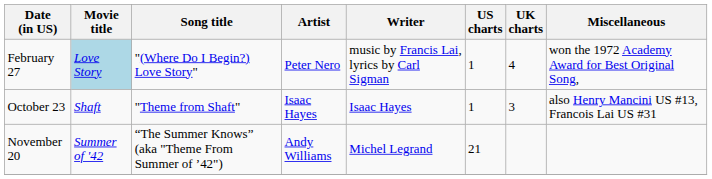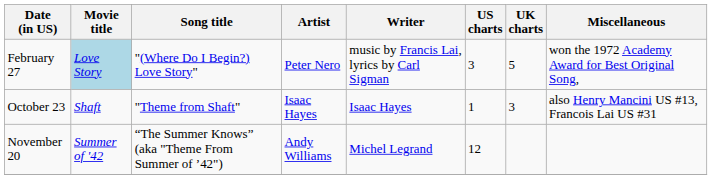(471, 64) 1 -> (471, 64) 3
(512, 64) 4 -> (512, 64) 5
(474, 149) 21 -> (474, 149) 12
